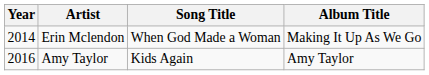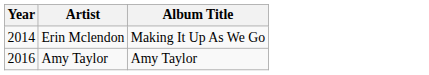- column: (206, 15)
